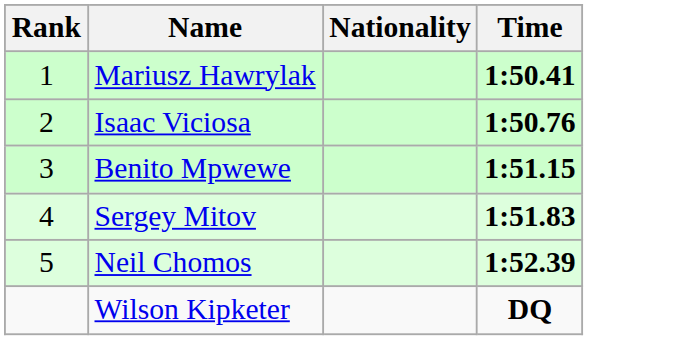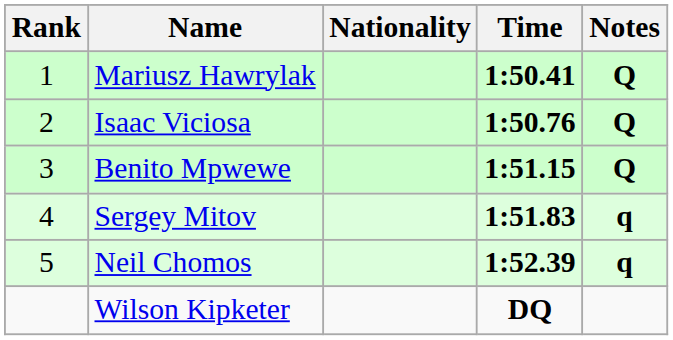+ column: (625, 27)
